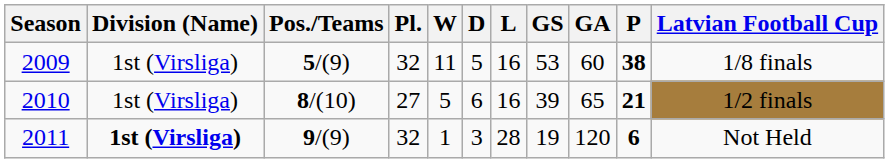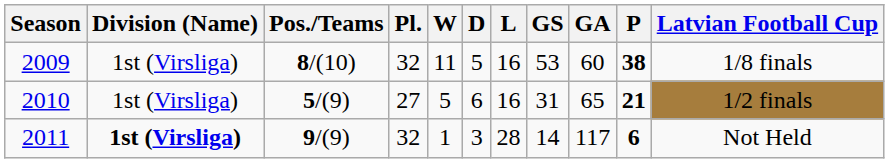(326, 61) 5/(9) -> (326, 61) 8/(10)
(326, 99) 8/(10) -> (326, 99) 5/(9)
(548, 99) 39 -> (548, 99) 31
(548, 137) 19 -> (548, 137) 14
(593, 137) 120 -> (593, 137) 117
